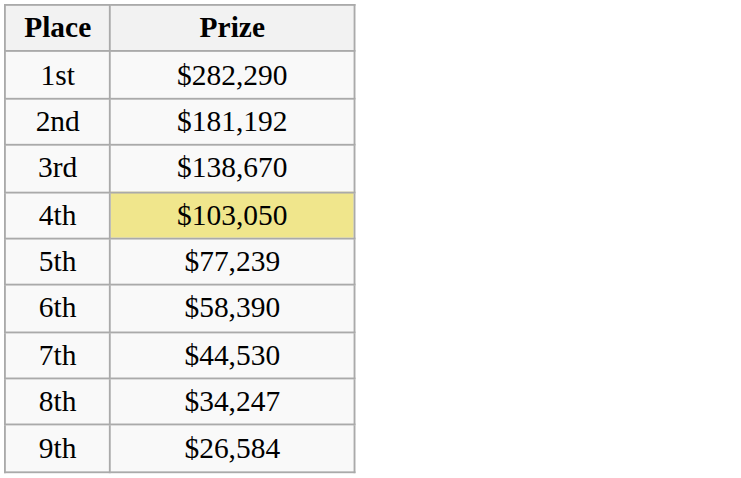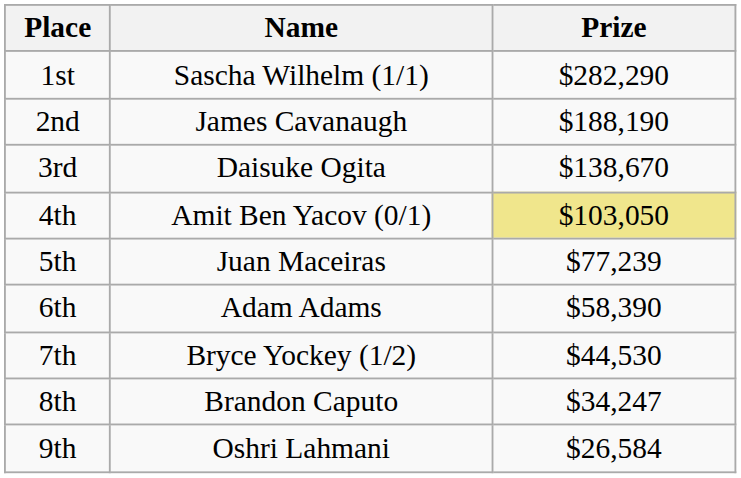+ column: (301, 27)
(232, 121) $181,192 -> (614, 121) $188,190
